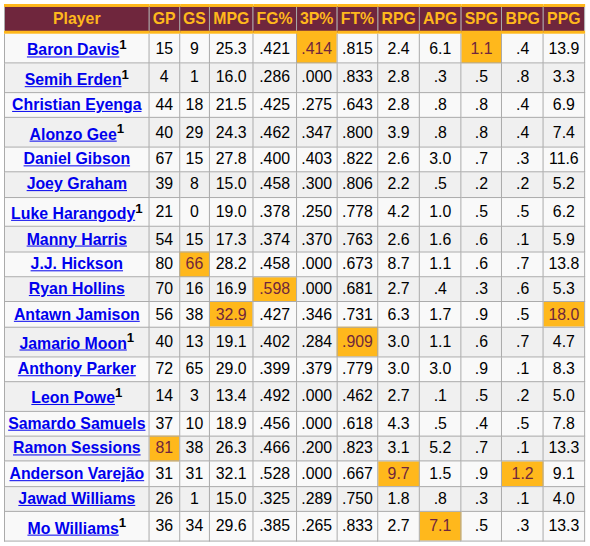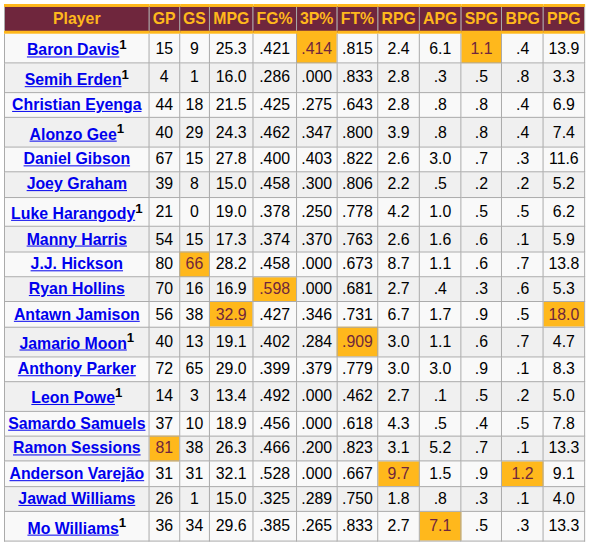(399, 314) 6.3 -> (399, 314) 6.7
